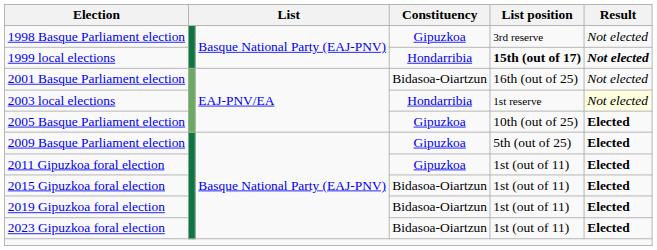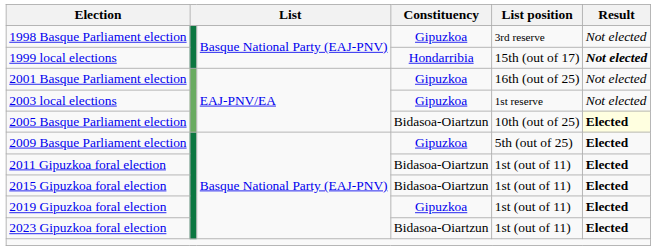(537, 57) bold -> (537, 57) normal
(440, 79) Bidasoa-Oiartzun -> (441, 79) Gipuzkoa
(440, 100) Hondarribia -> (441, 100) Gipuzkoa
(618, 100) lightyellow background -> (616, 100) no background
(440, 121) Gipuzkoa -> (441, 121) Bidasoa-Oiartzun
(608, 121) no background -> (607, 121) lightyellow background
(440, 164) Gipuzkoa -> (441, 164) Bidasoa-Oiartzun
(440, 206) Bidasoa-Oiartzun -> (441, 206) Gipuzkoa
